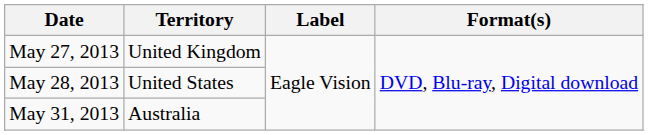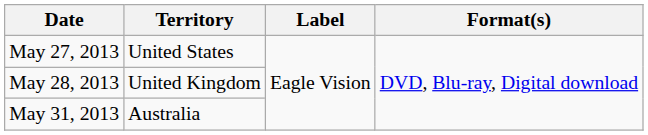(195, 51) United Kingdom -> (181, 51) United States
(181, 82) United States -> (195, 82) United Kingdom
